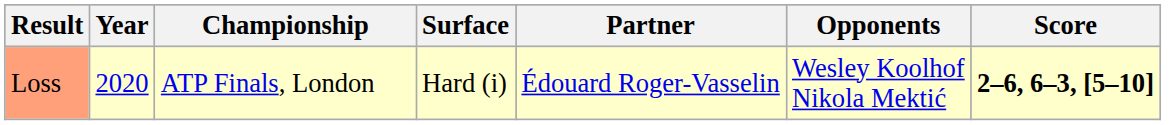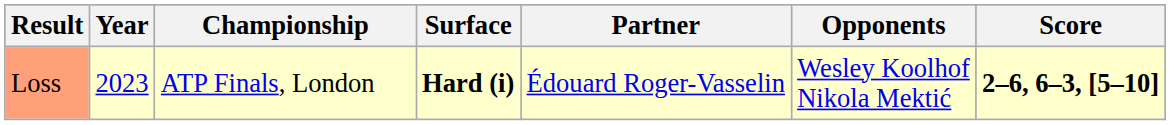(122, 82) 2020 -> (122, 82) 2023
(465, 82) normal -> (468, 82) bold
